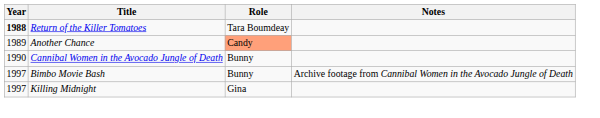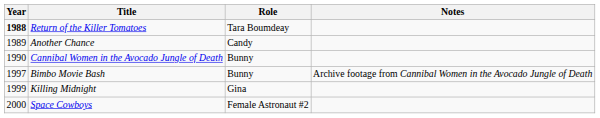(240, 43) lightsalmon background -> (240, 43) no background
(16, 89) 1997 -> (16, 89) 1999
+ row: (61, 105)
